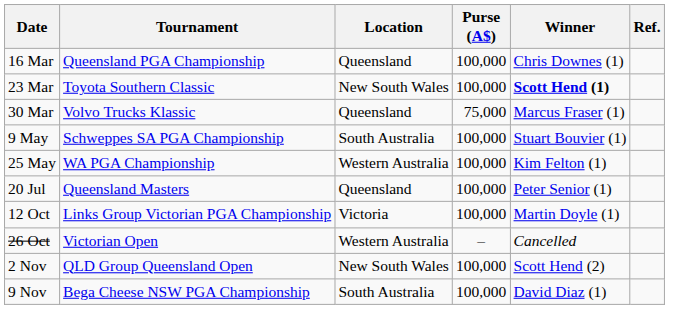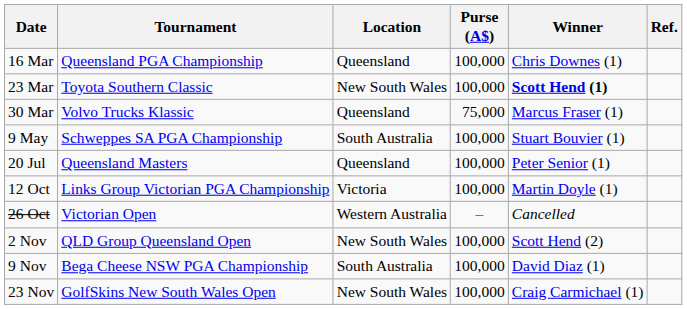- row: (32, 163)
+ row: (31, 291)
